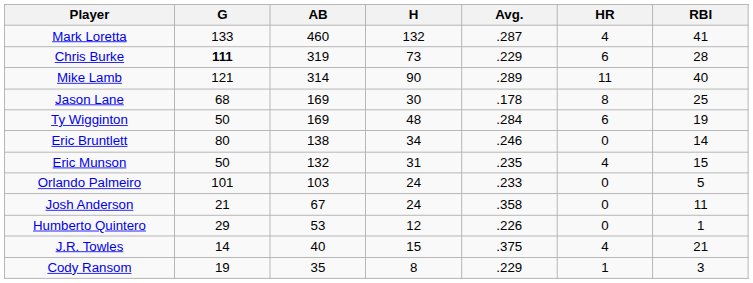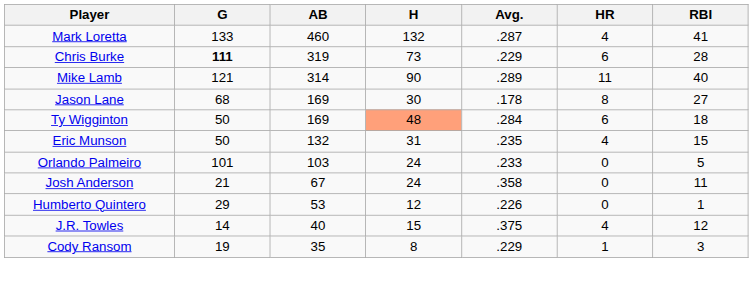(701, 99) 25 -> (701, 99) 27
(414, 120) no background -> (414, 120) lightsalmon background
(701, 120) 19 -> (701, 120) 18
- row: (89, 141)
(701, 246) 21 -> (701, 225) 12
